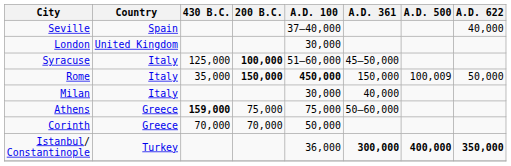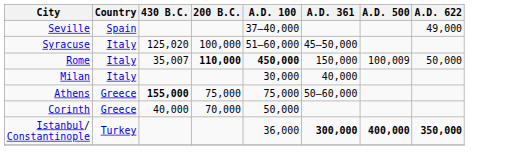(486, 29) 40,000 -> (444, 29) 49,000
- row: (72, 45)
(209, 61) 125,000 -> (168, 45) 125,020
(262, 61) bold -> (220, 45) normal
(212, 77) 35,000 -> (171, 61) 35,007
(262, 77) 150,000 -> (220, 61) 110,000
(209, 109) 159,000 -> (168, 93) 155,000
(212, 125) 70,000 -> (171, 109) 40,000
